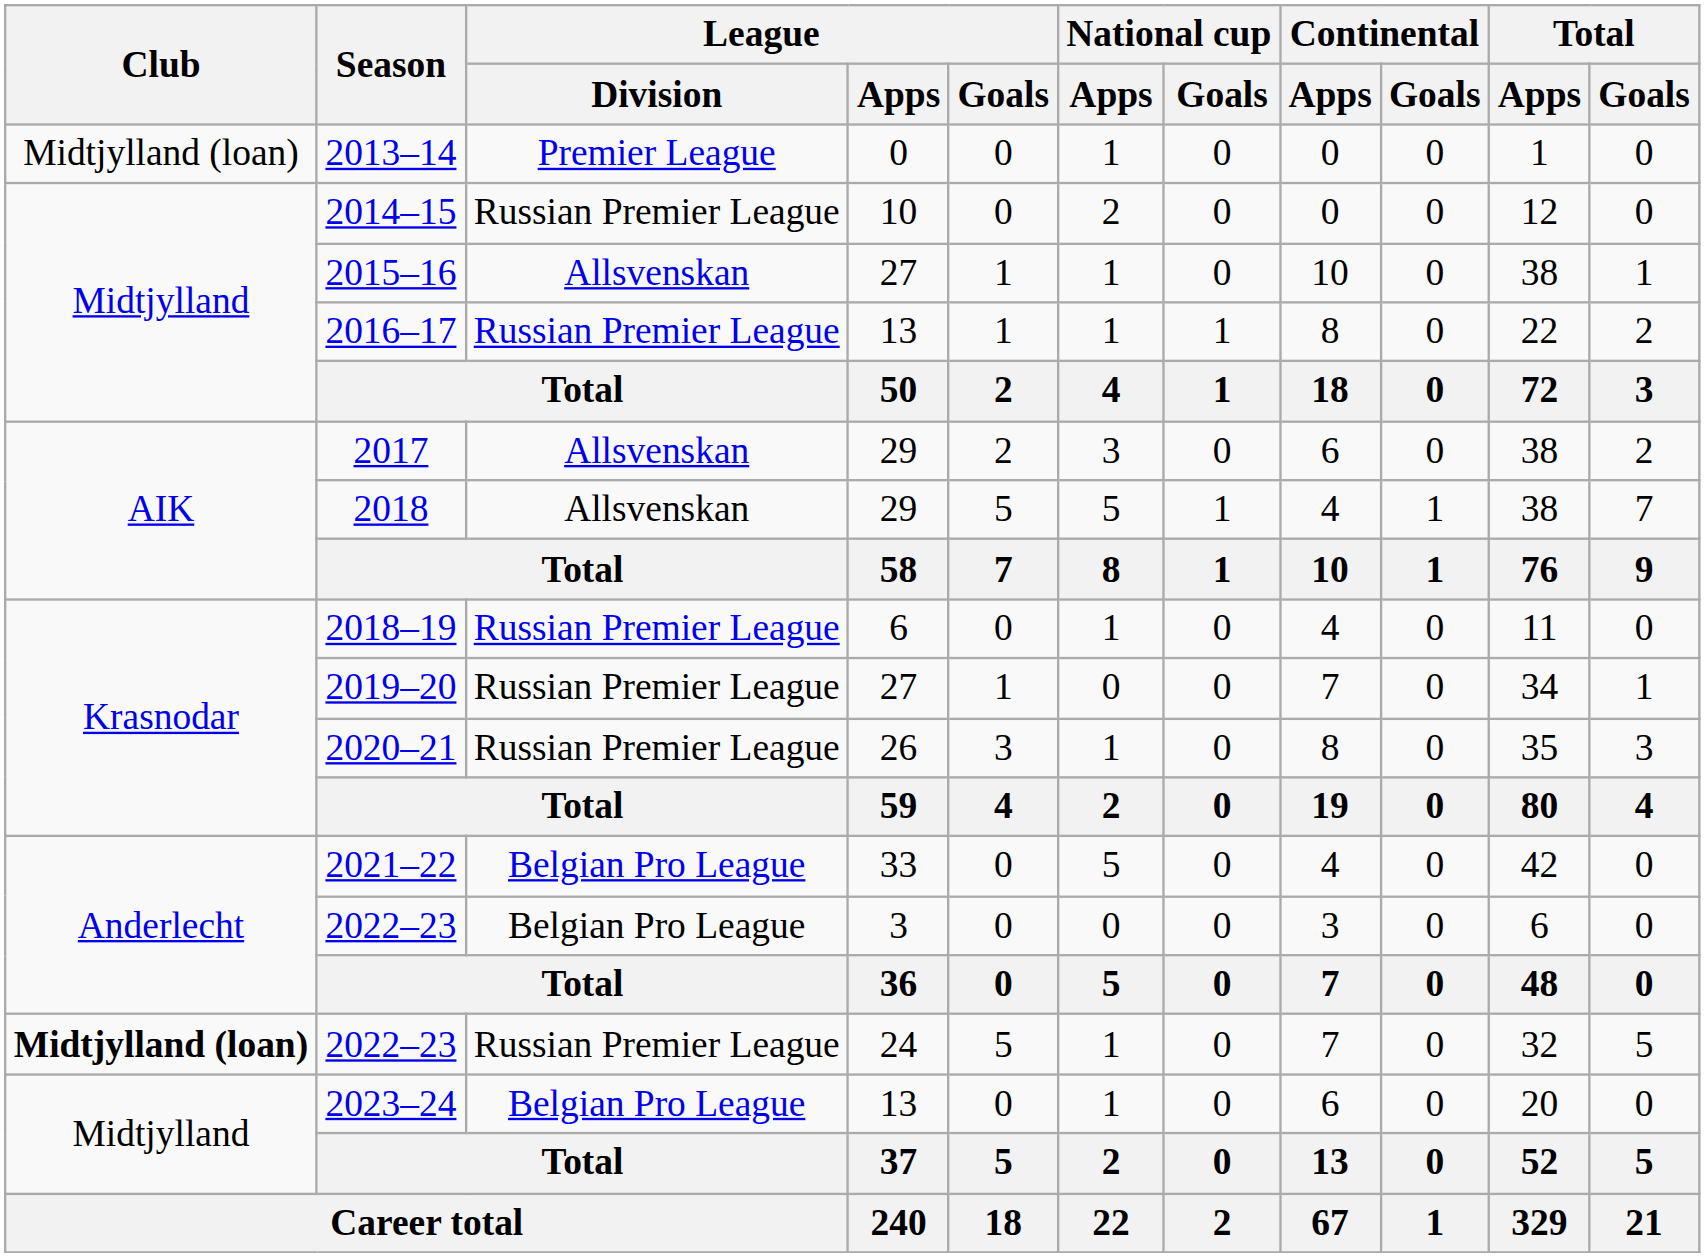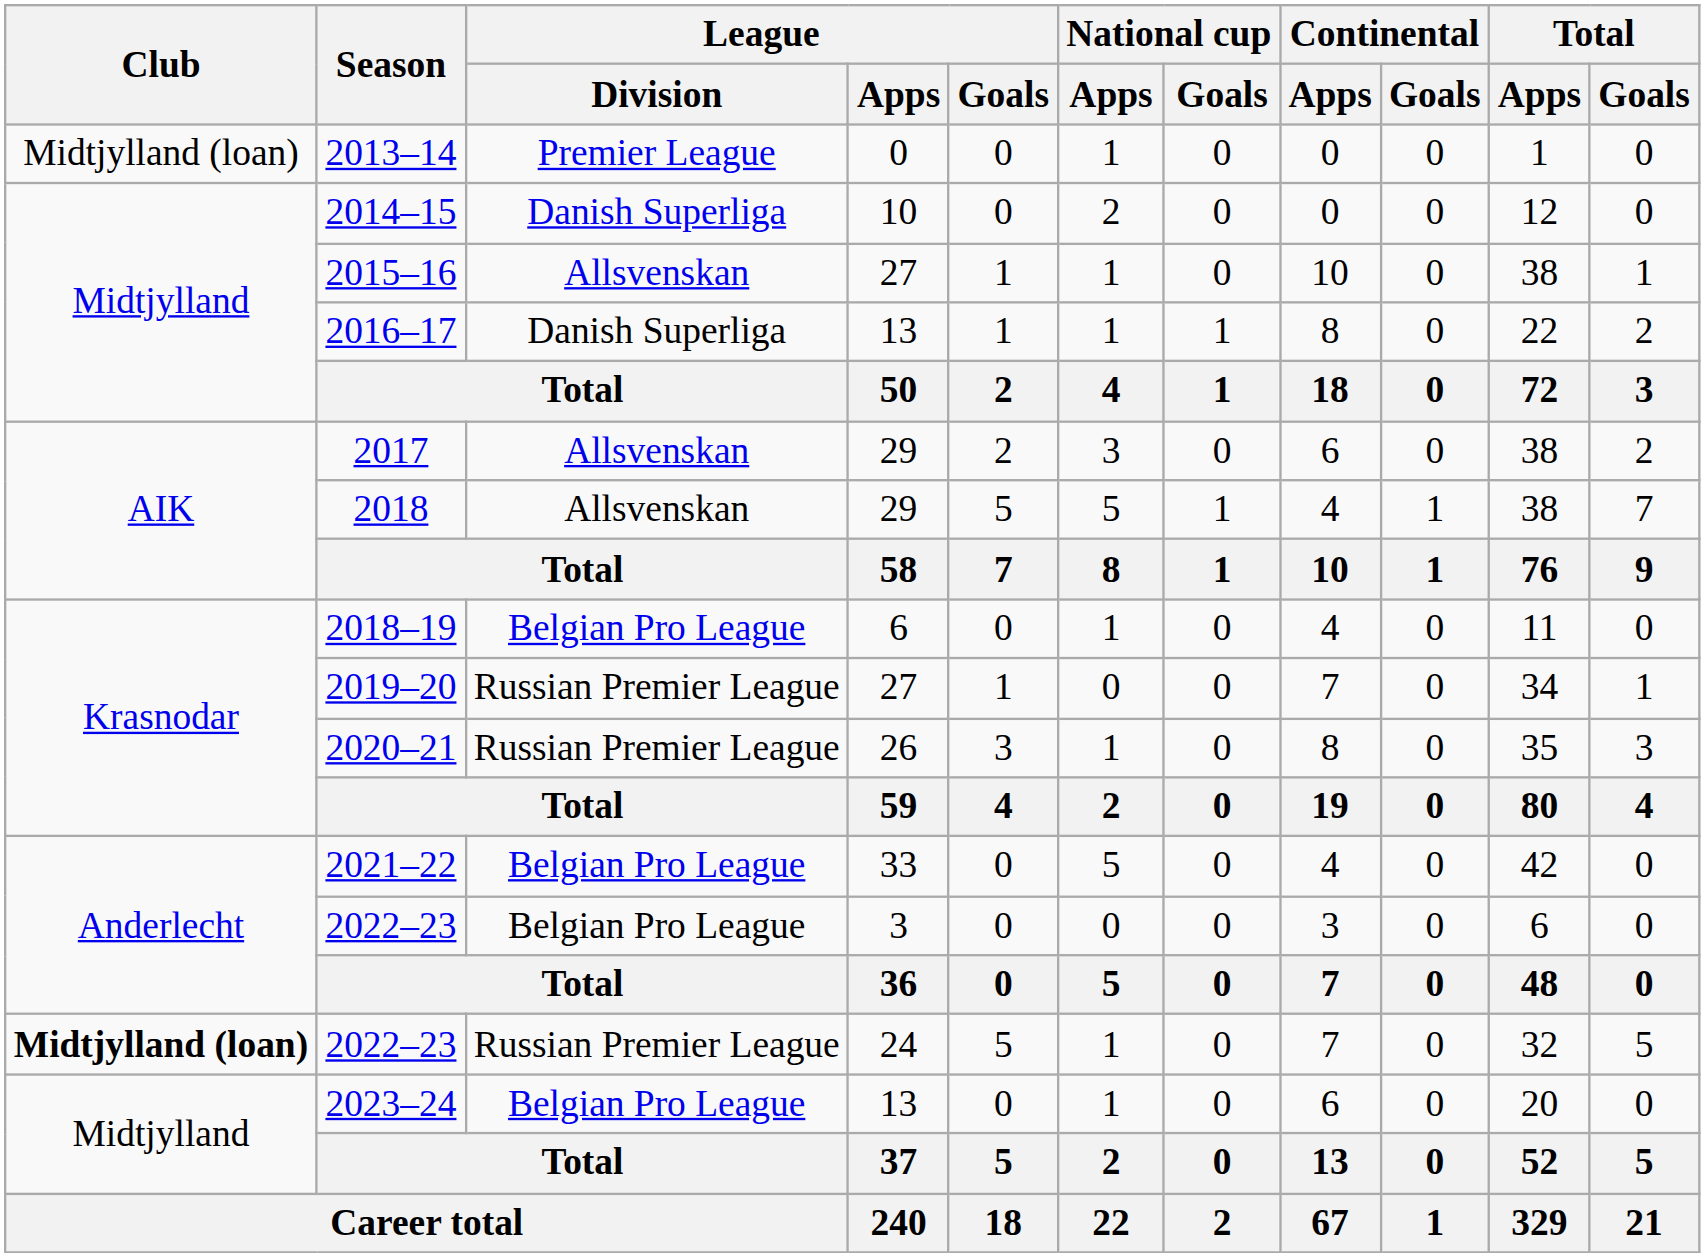(657, 212) Russian Premier League -> (657, 212) Danish Superliga
(657, 331) Russian Premier League -> (657, 331) Danish Superliga
(657, 627) Russian Premier League -> (657, 627) Belgian Pro League
